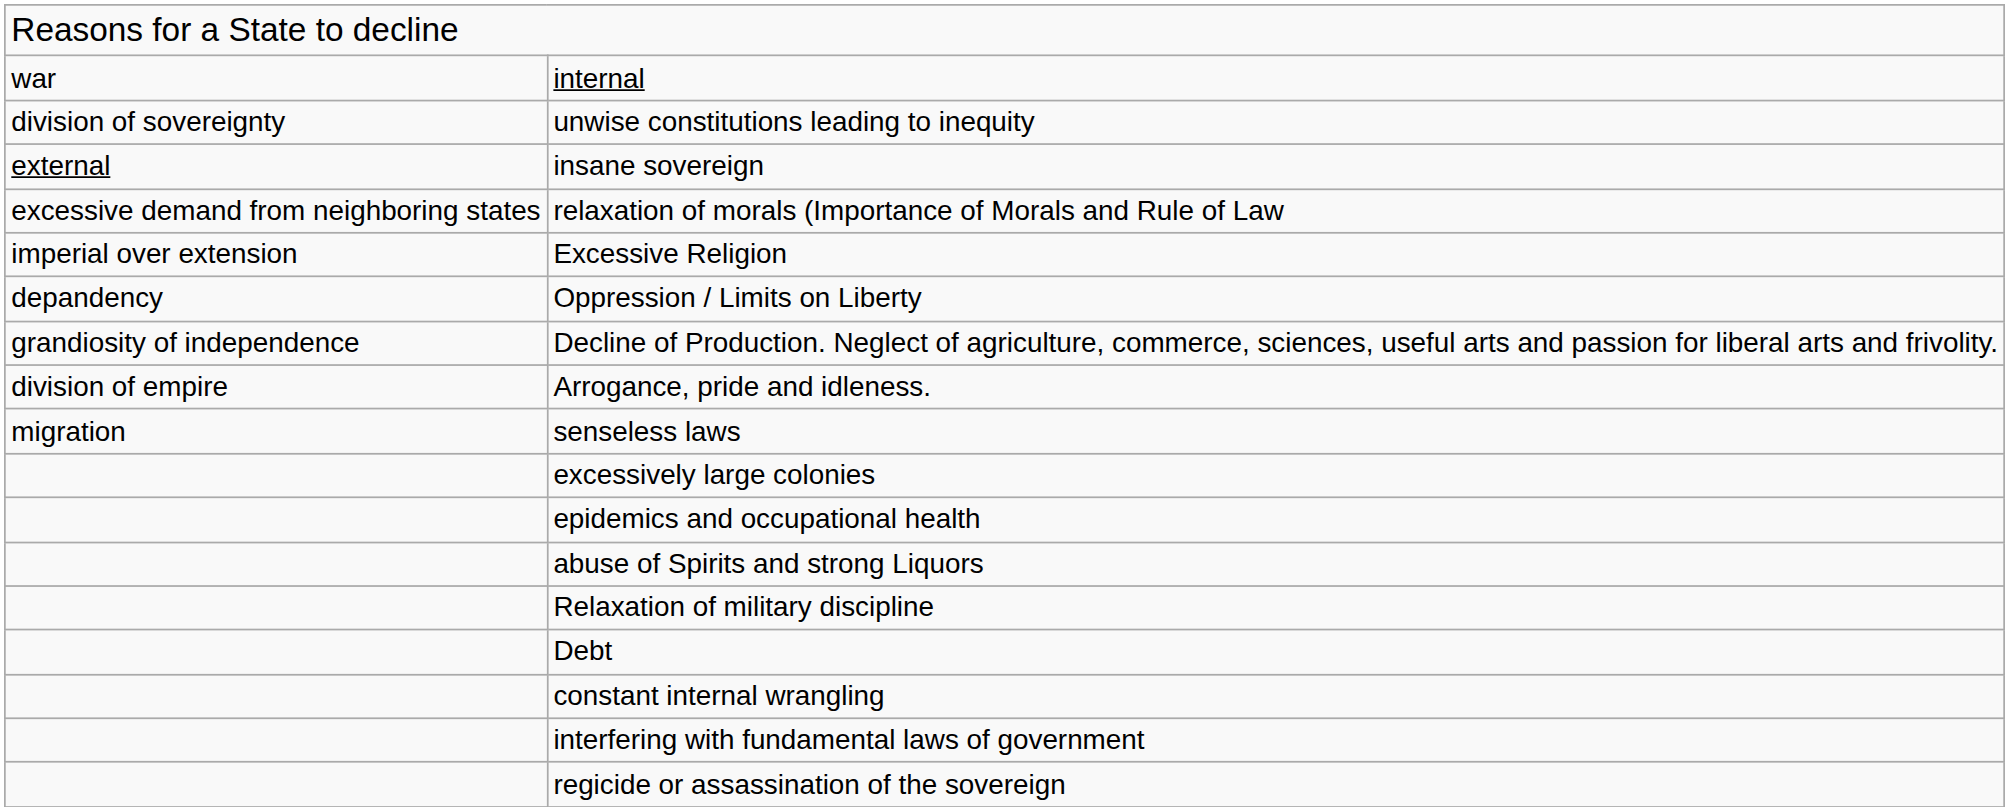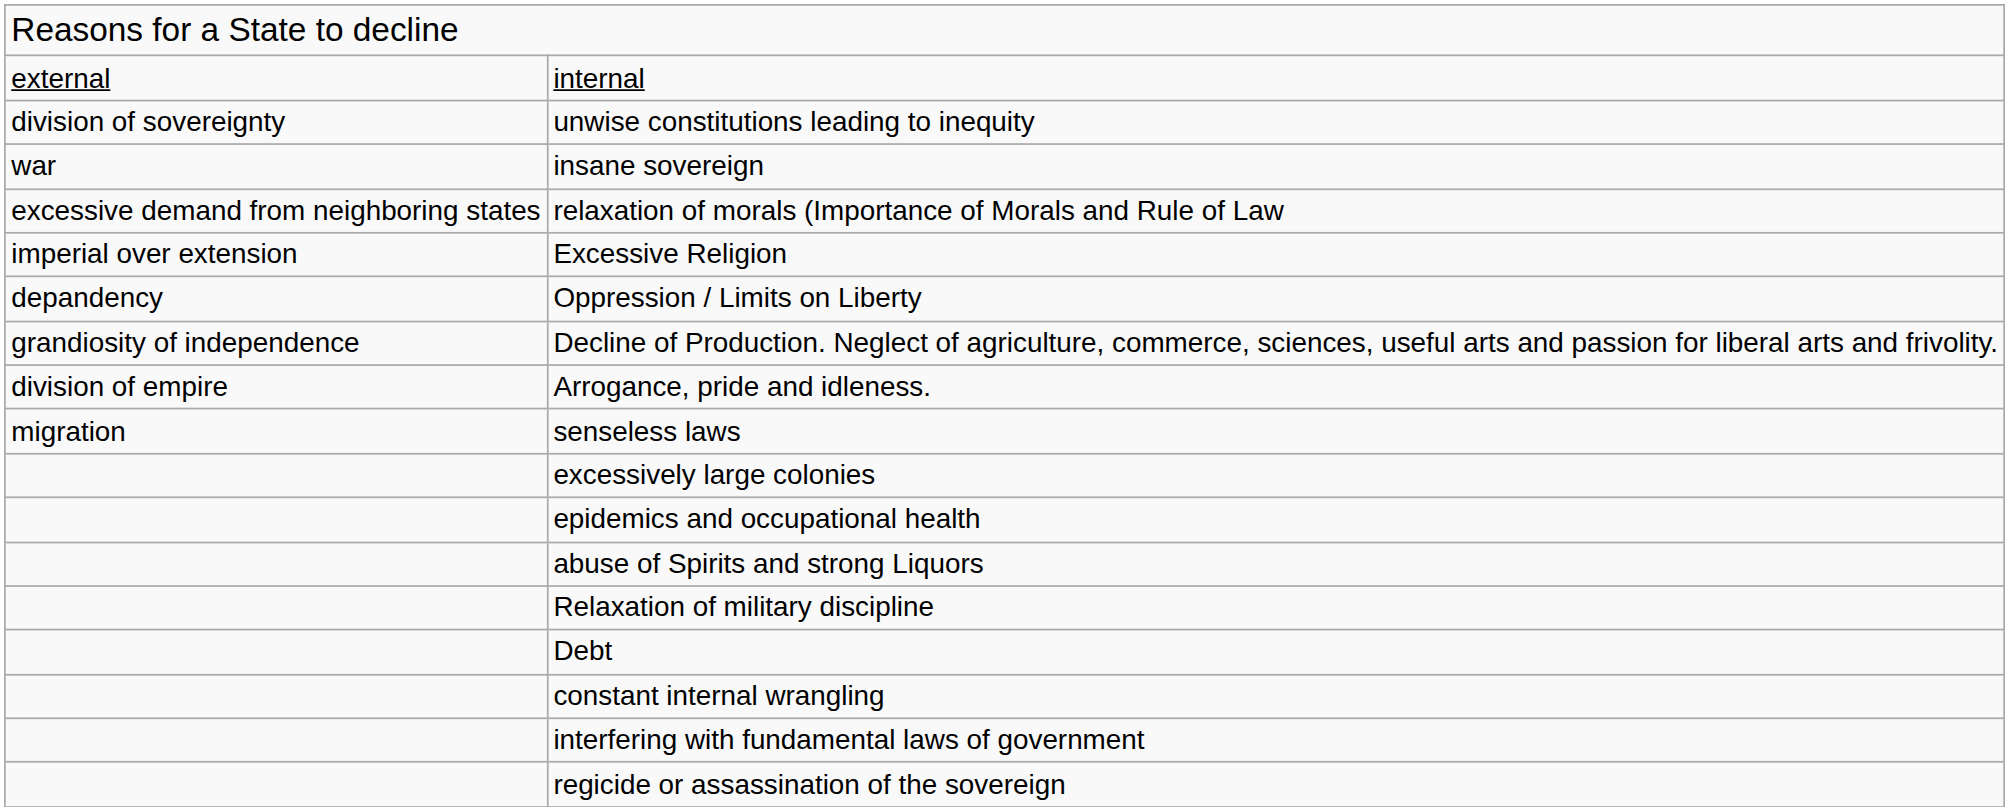(34, 77) war -> (61, 77) external
(61, 165) external -> (34, 165) war
